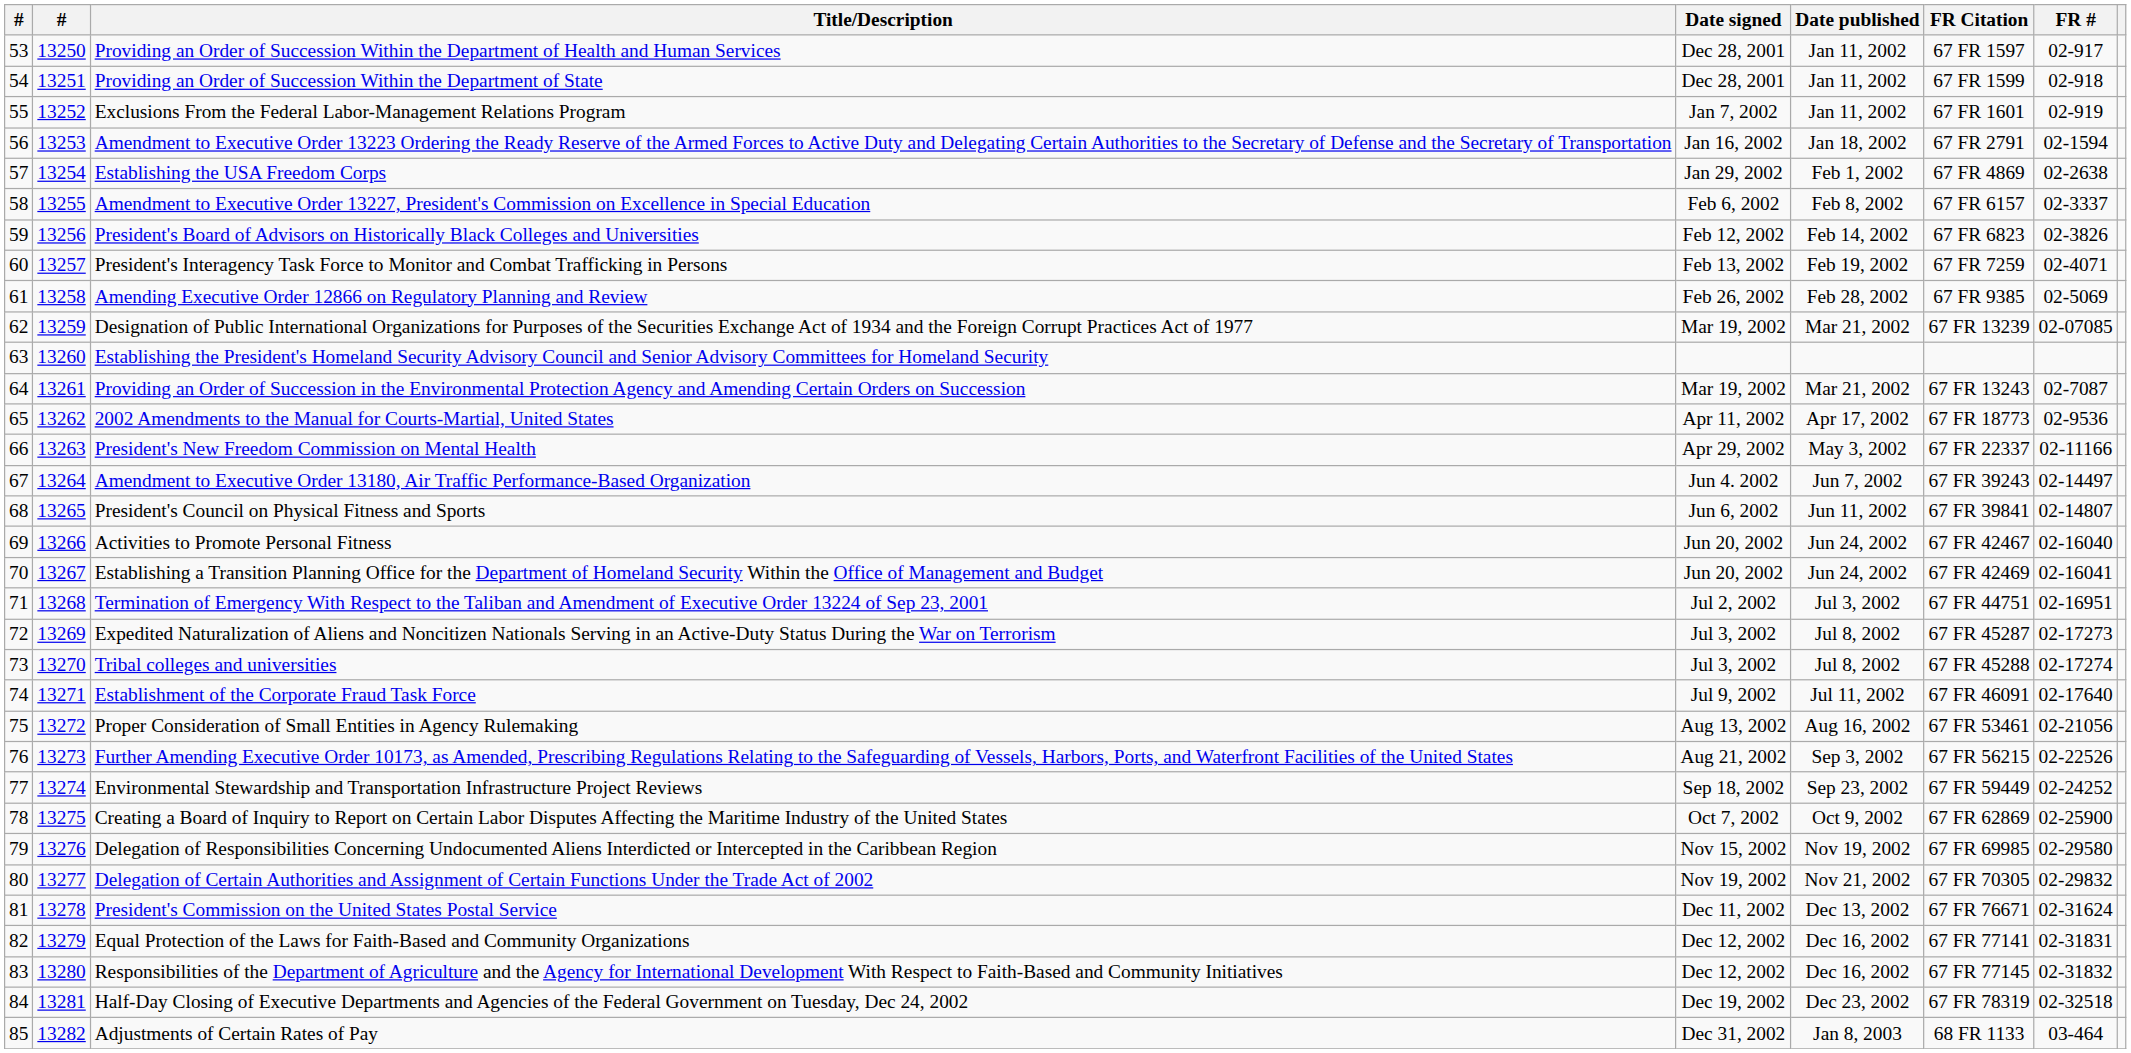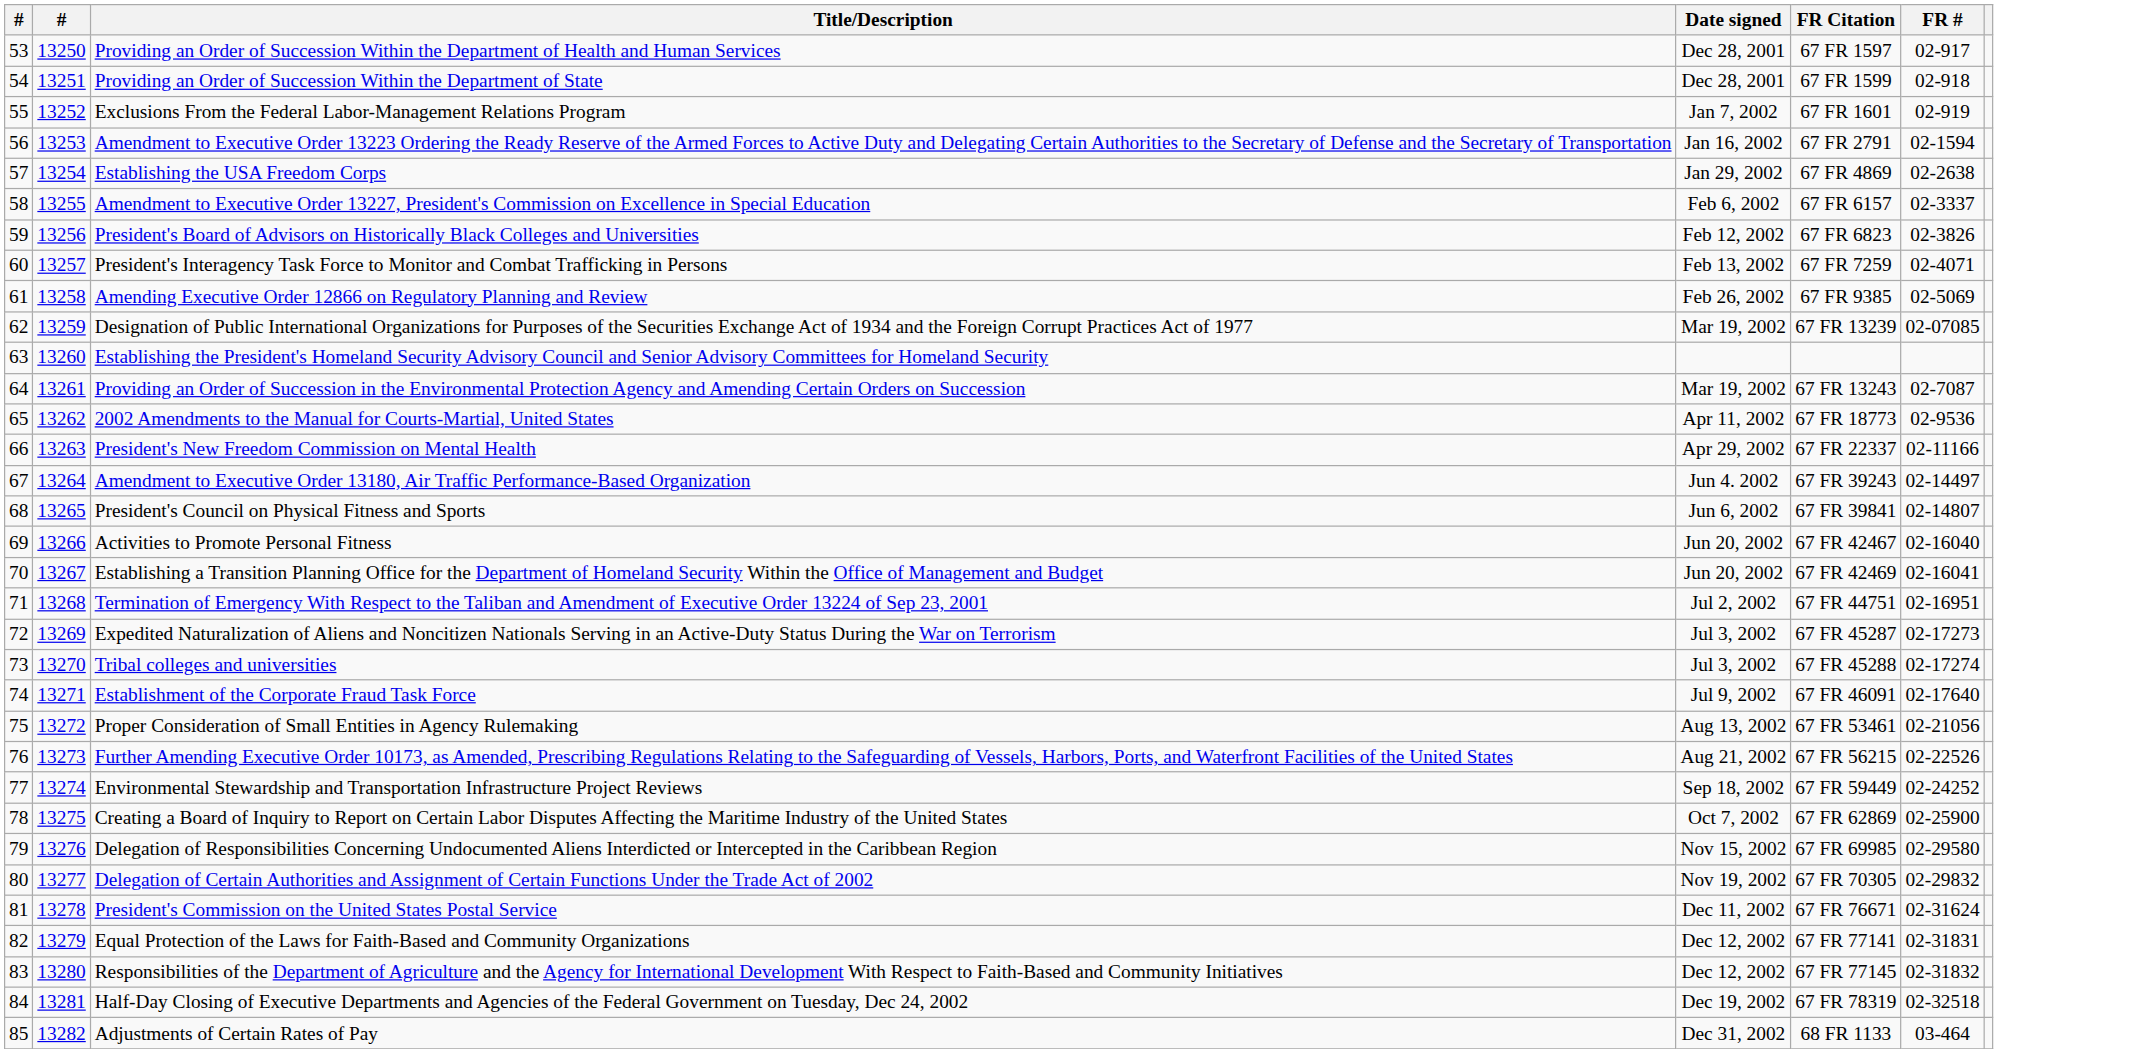- column: (1857, 19)
